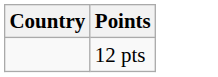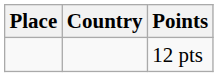+ column: (33, 21)
